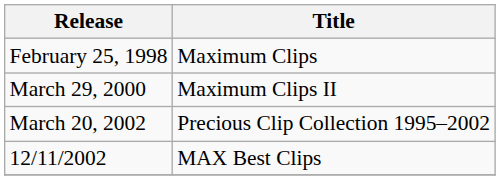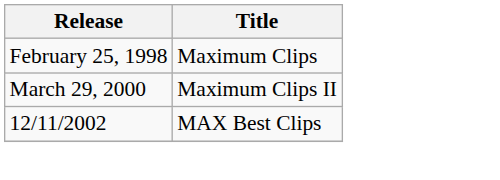- row: (78, 123)
